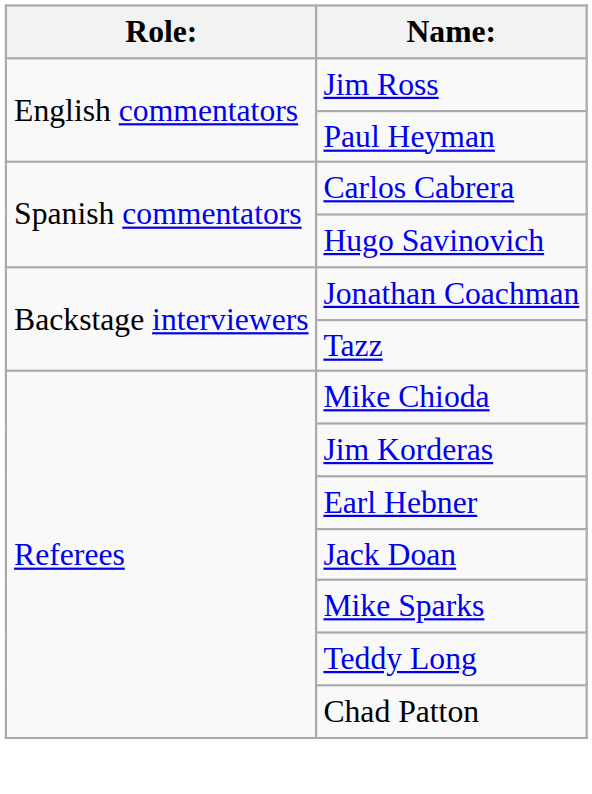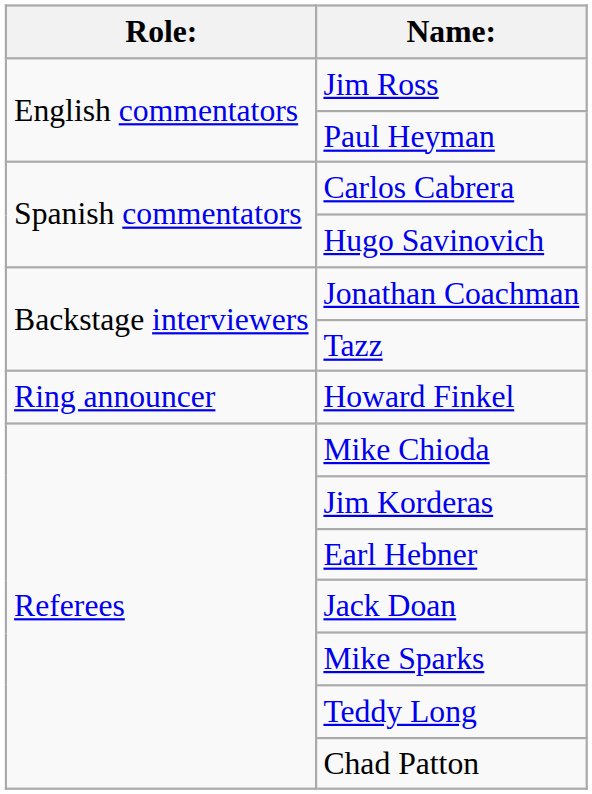+ row: (419, 397)
